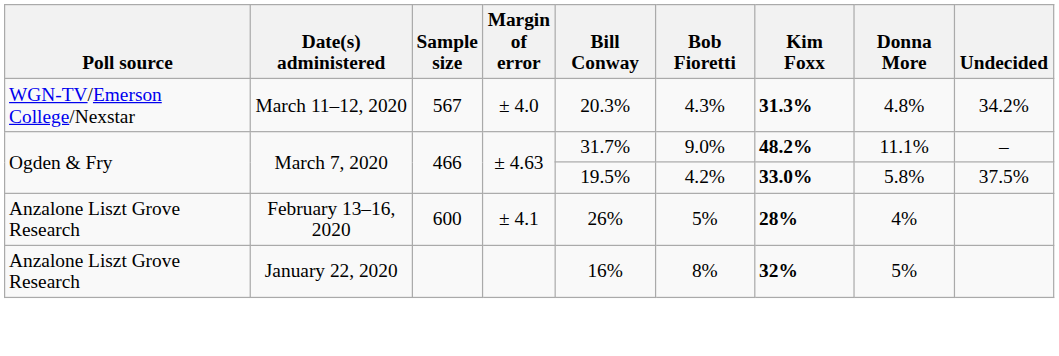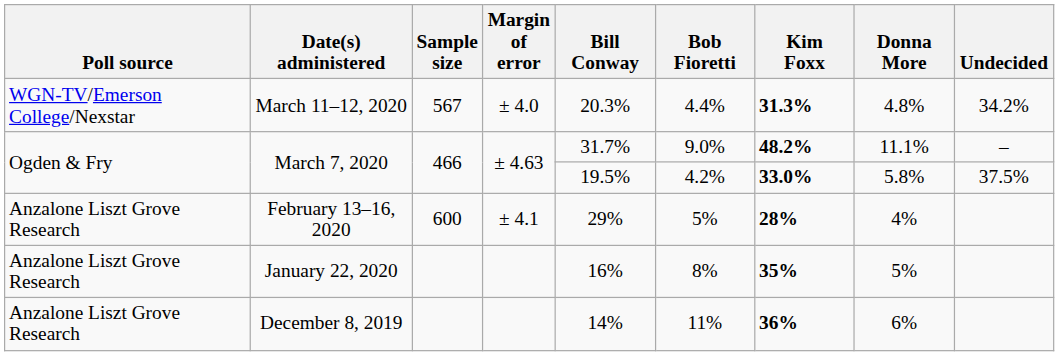(705, 105) 4.3% -> (705, 105) 4.4%
(605, 218) 26% -> (605, 218) 29%
(778, 271) 32% -> (778, 271) 35%
+ row: (331, 323)
